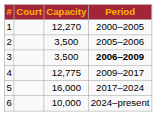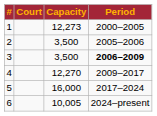(66, 27) 12,270 -> (66, 27) 12,273
(66, 73) 12,775 -> (66, 73) 12,270
(66, 103) 10,000 -> (66, 103) 10,005
